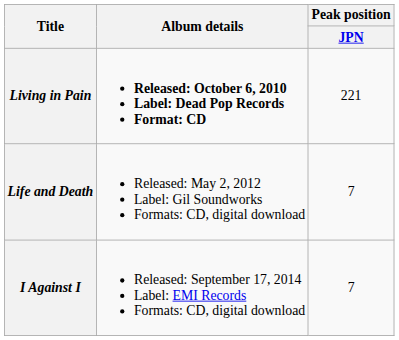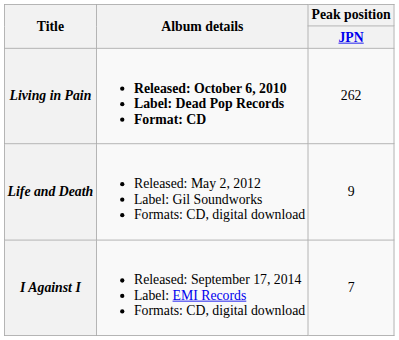(351, 96) 221 -> (351, 96) 262
(351, 191) 7 -> (351, 191) 9
